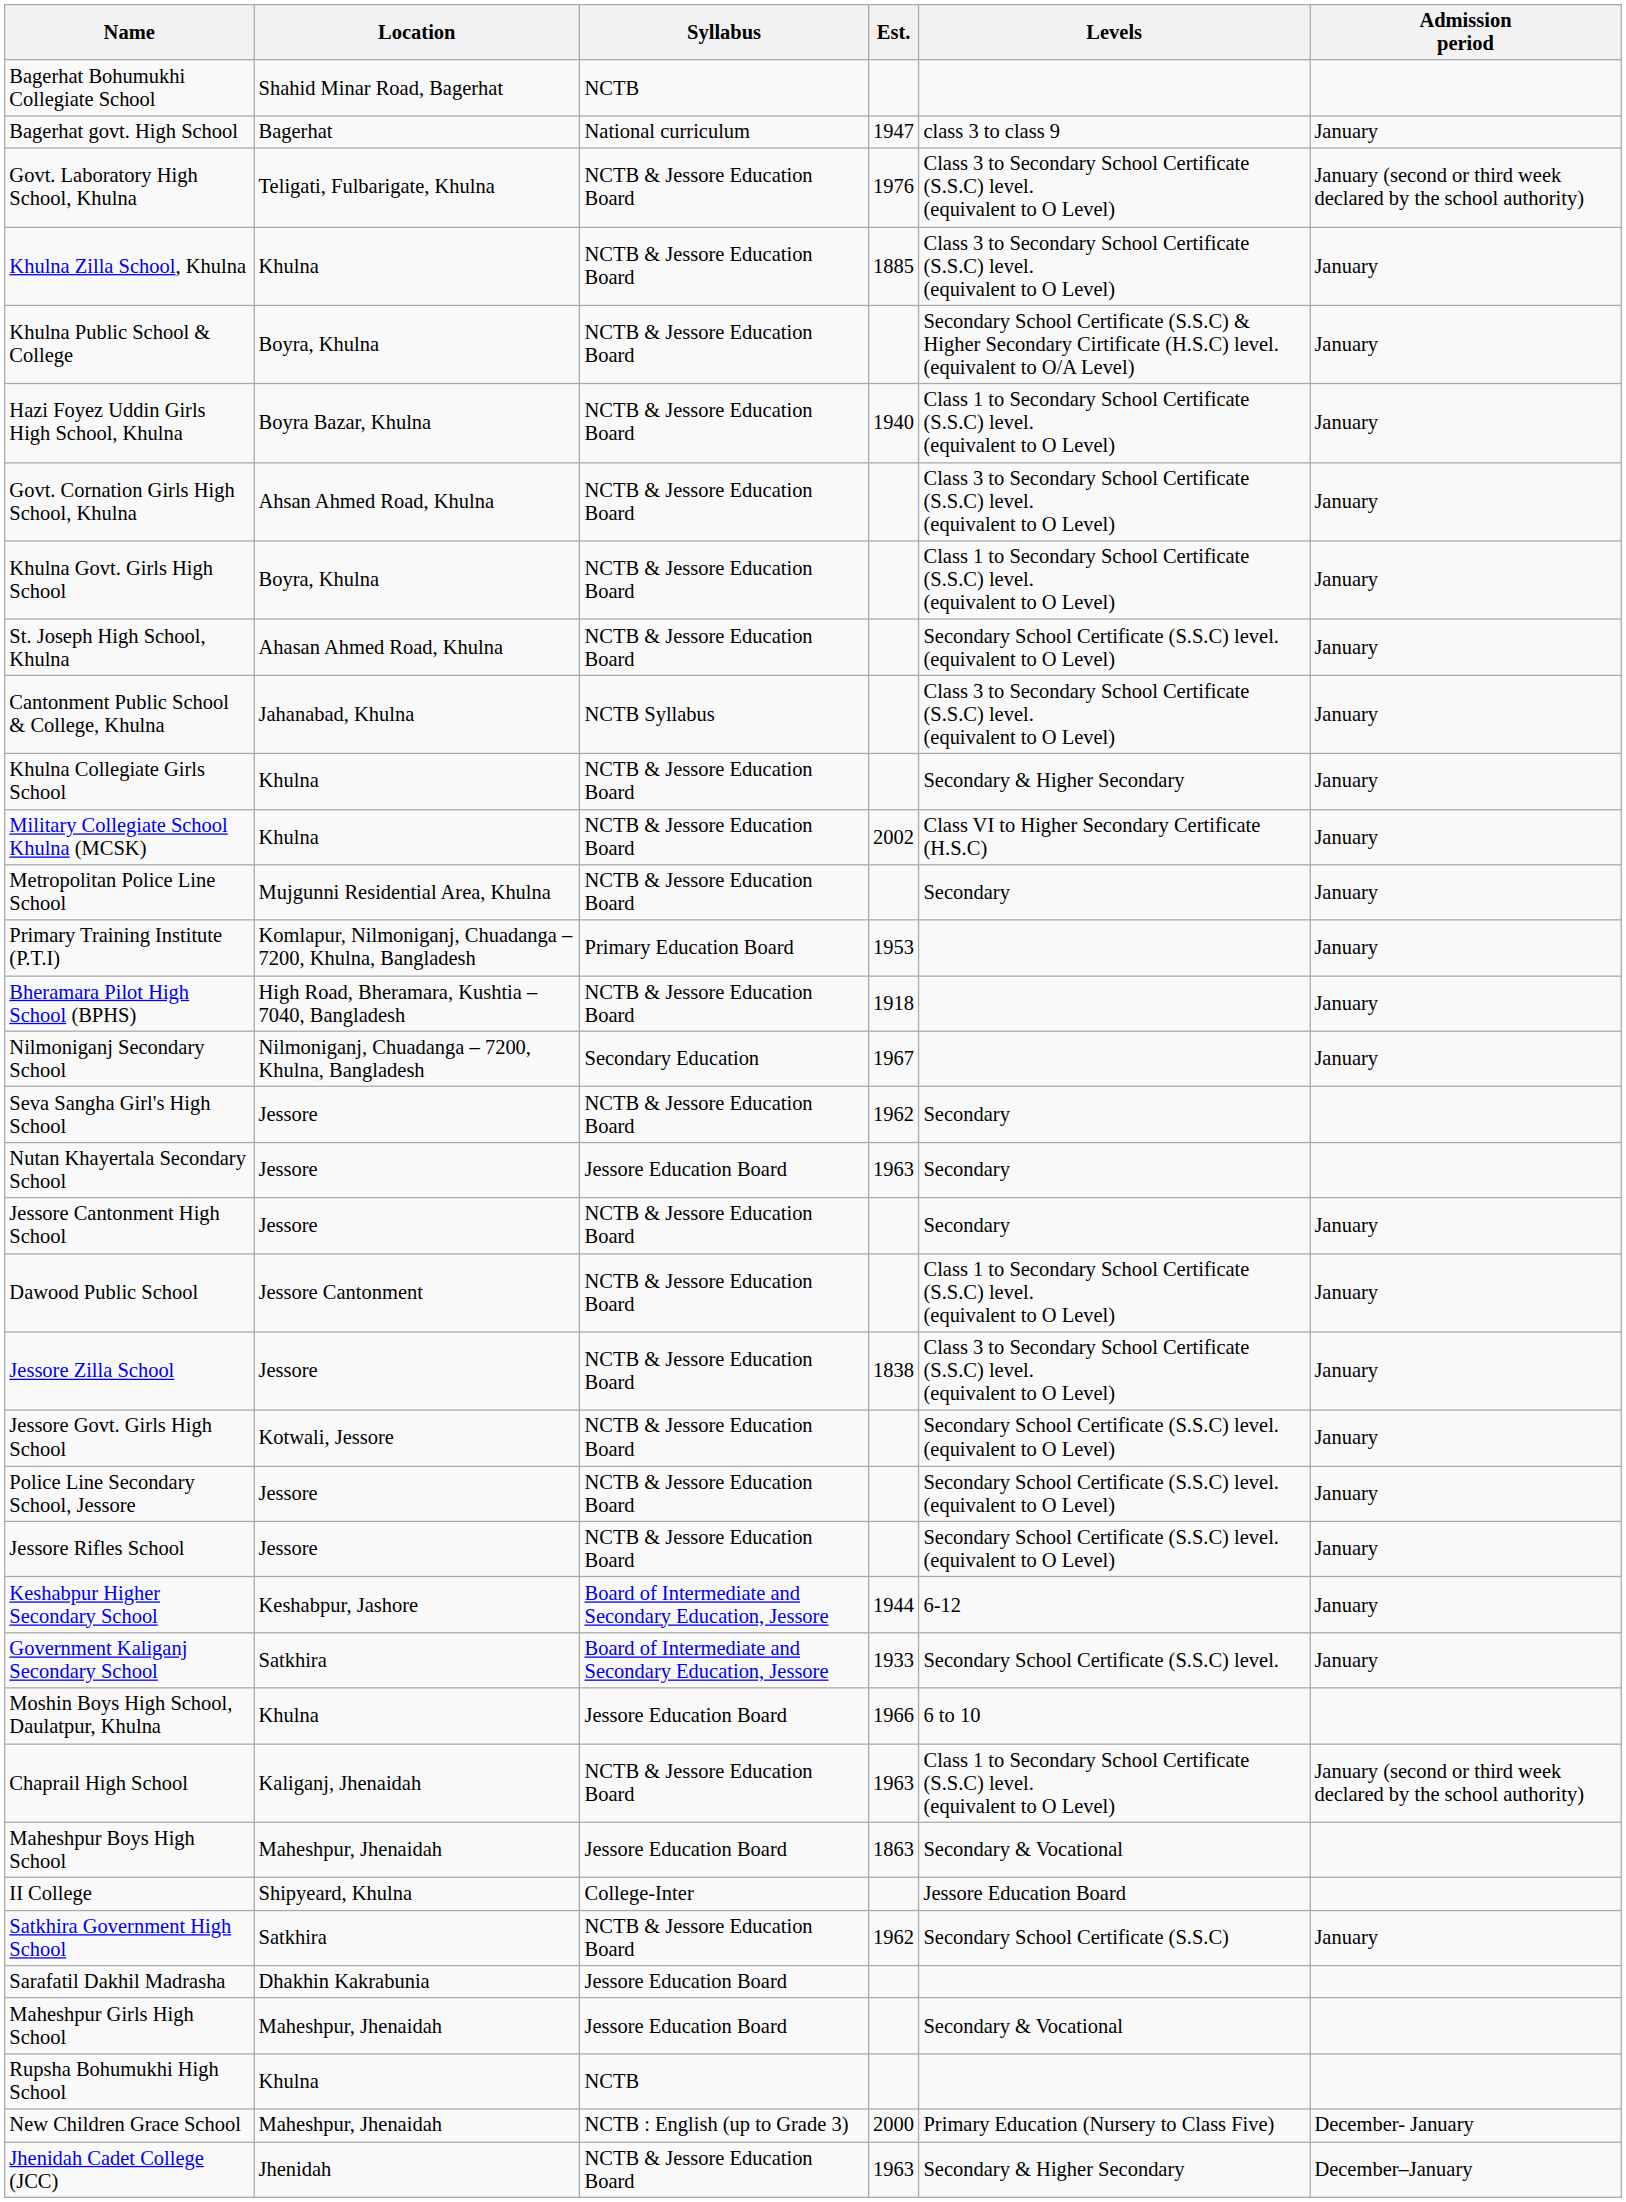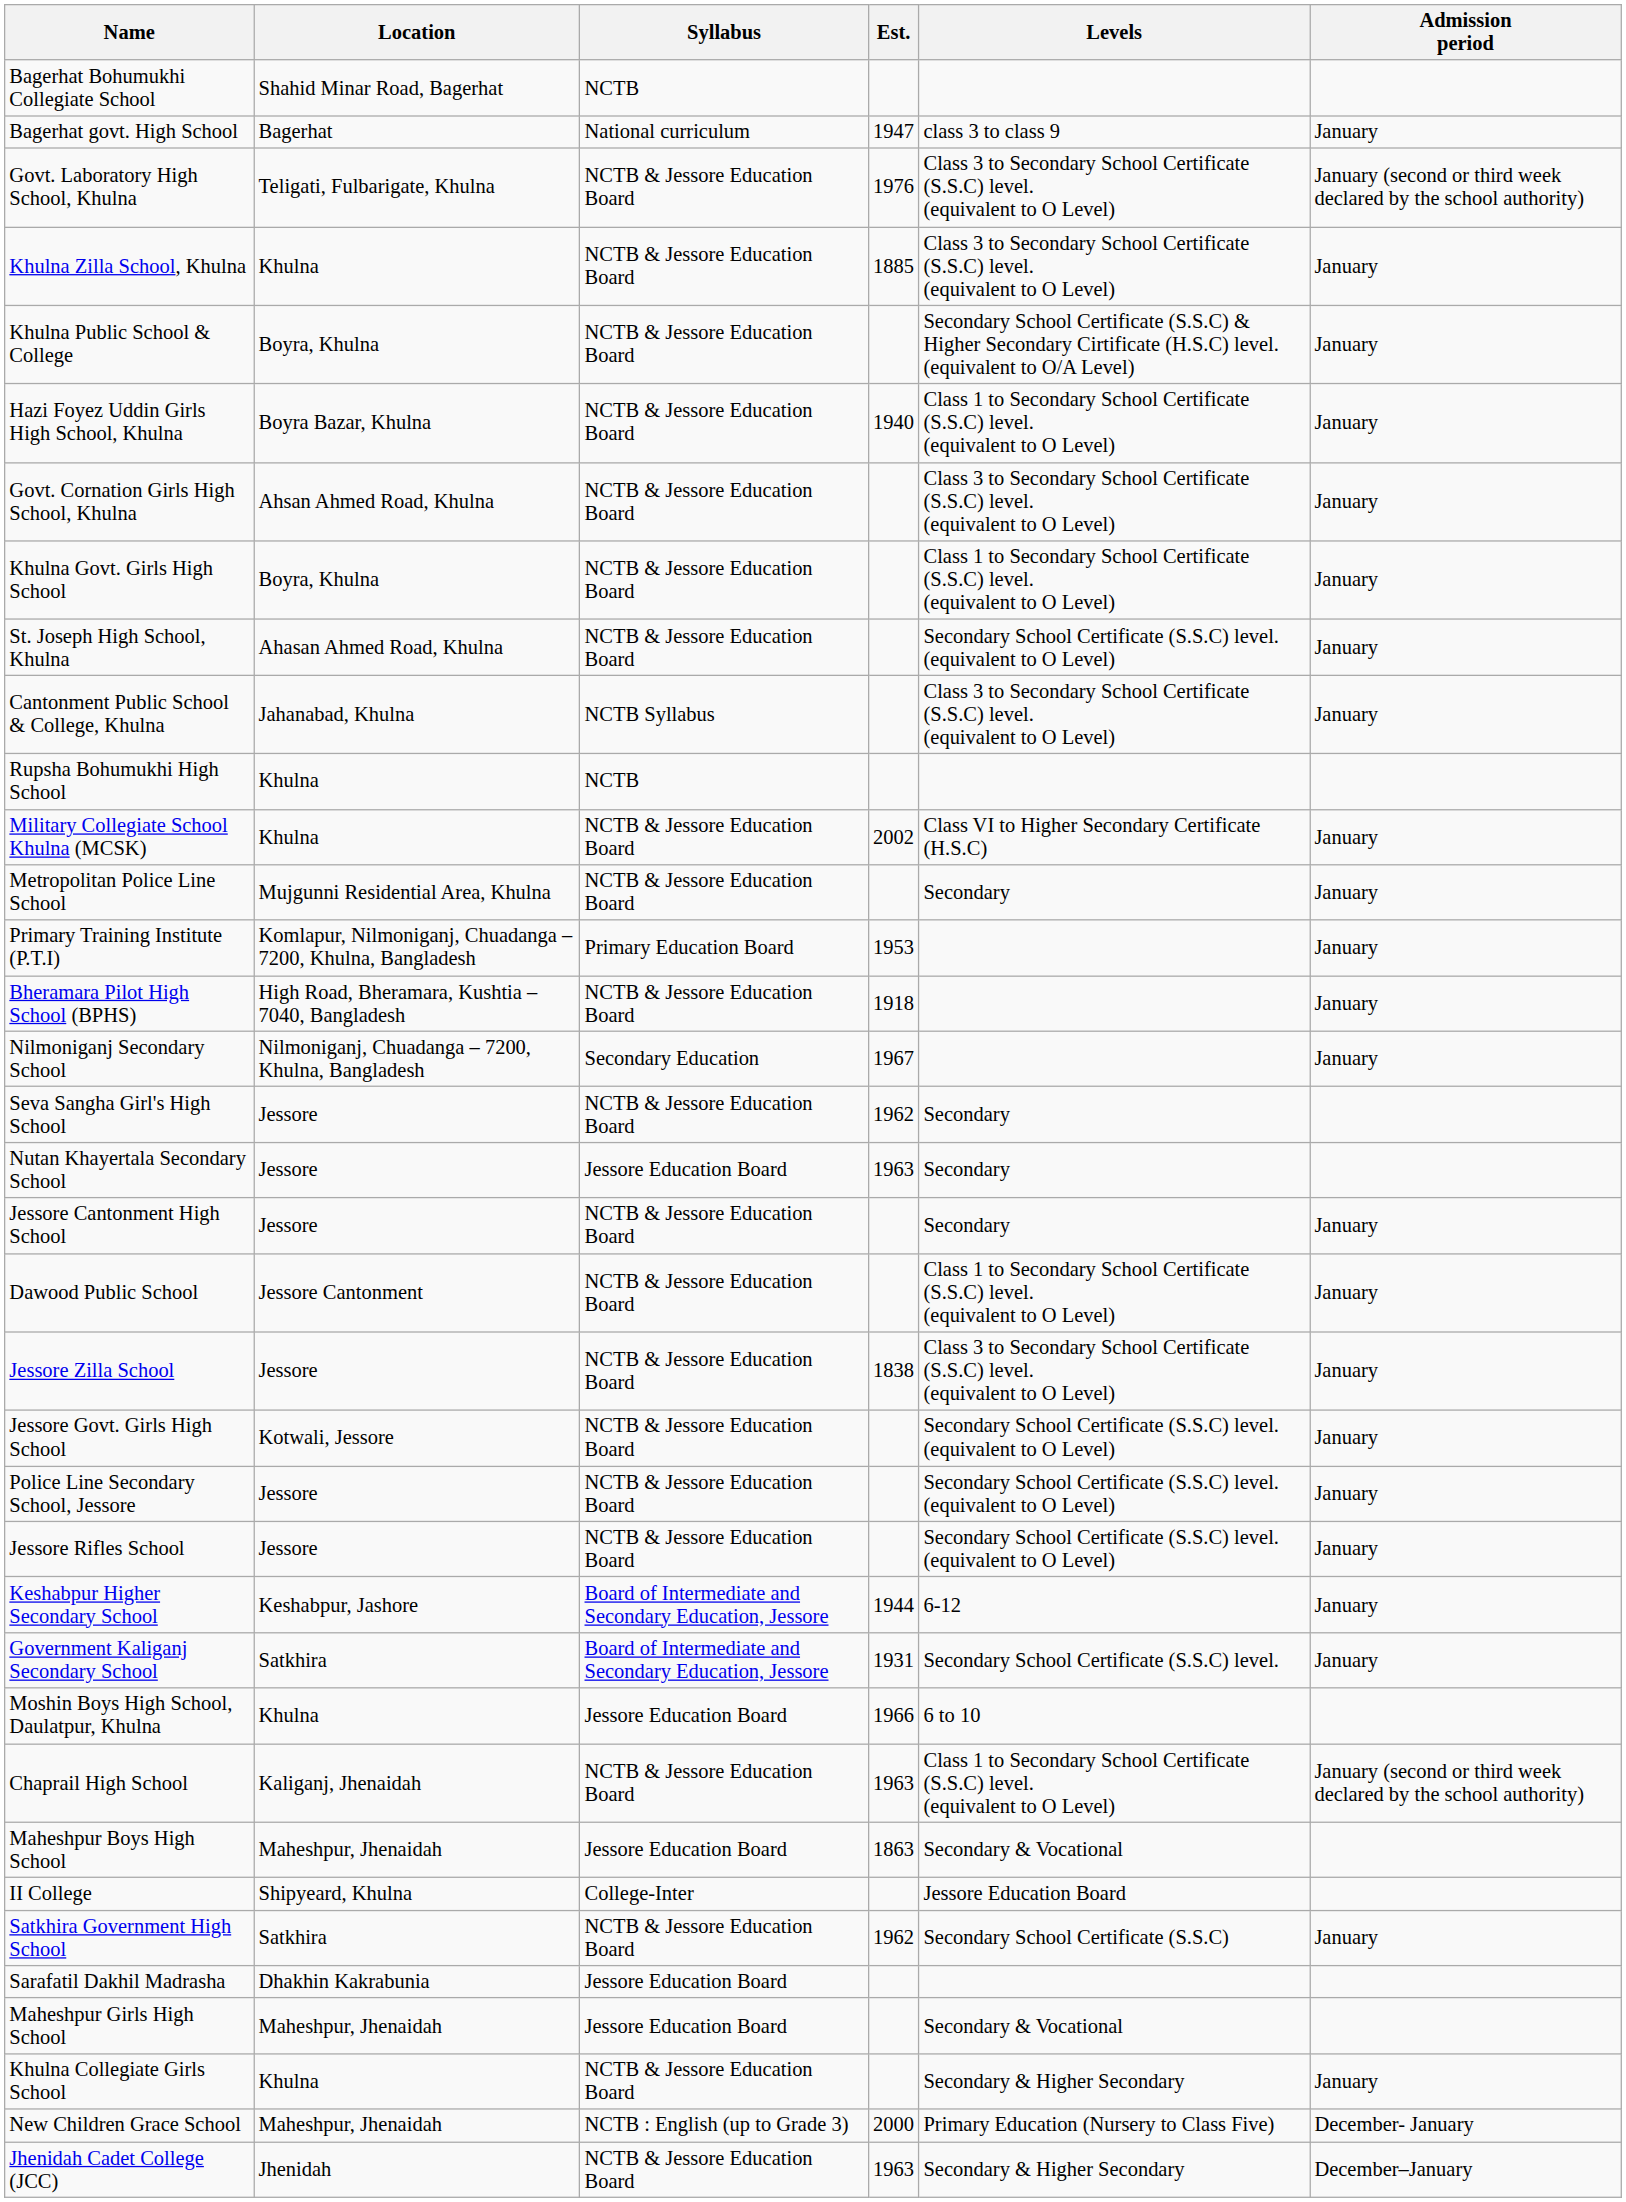rows swapped: (107, 781) <-> (114, 2081)
(894, 1660) 1933 -> (894, 1660) 1931
